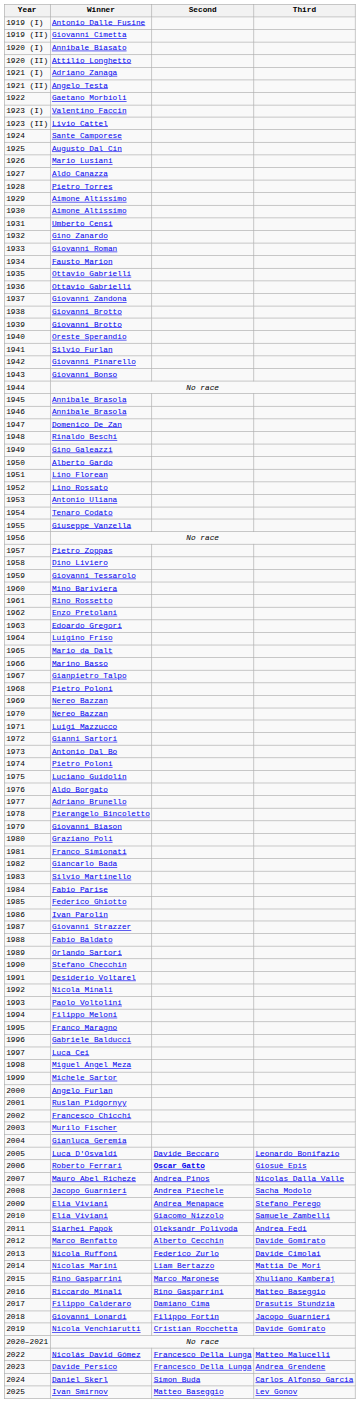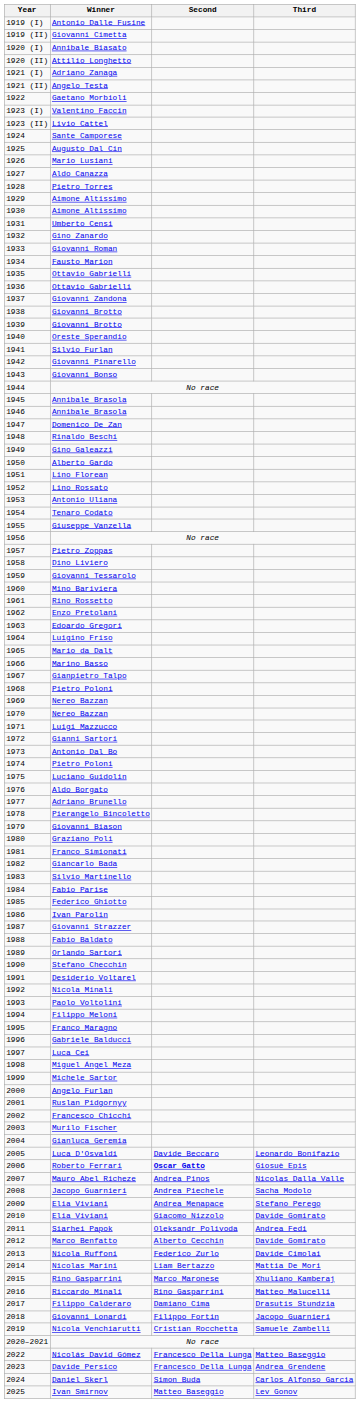(293, 1217) Samuele Zambelli -> (290, 1217) Davide Gomirato
(290, 1292) Matteo Baseggio -> (293, 1292) Matteo Malucelli
(290, 1330) Davide Gomirato -> (293, 1330) Samuele Zambelli
(293, 1355) Matteo Malucelli -> (290, 1355) Matteo Baseggio
